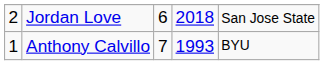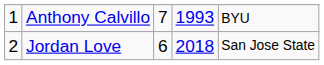rows swapped: (88, 45) <-> (74, 18)
